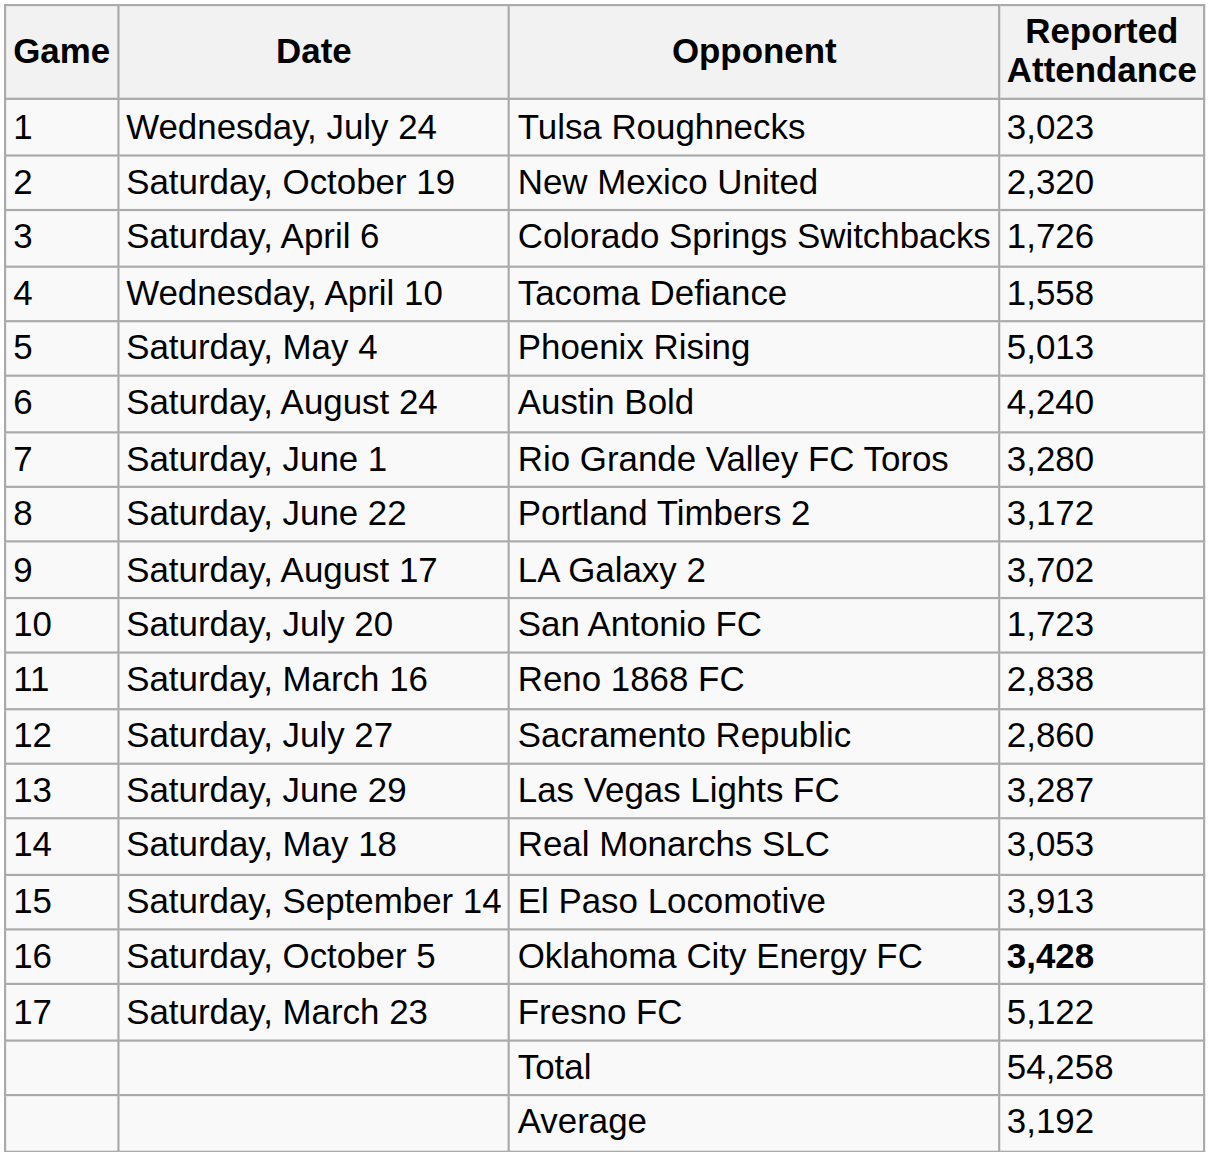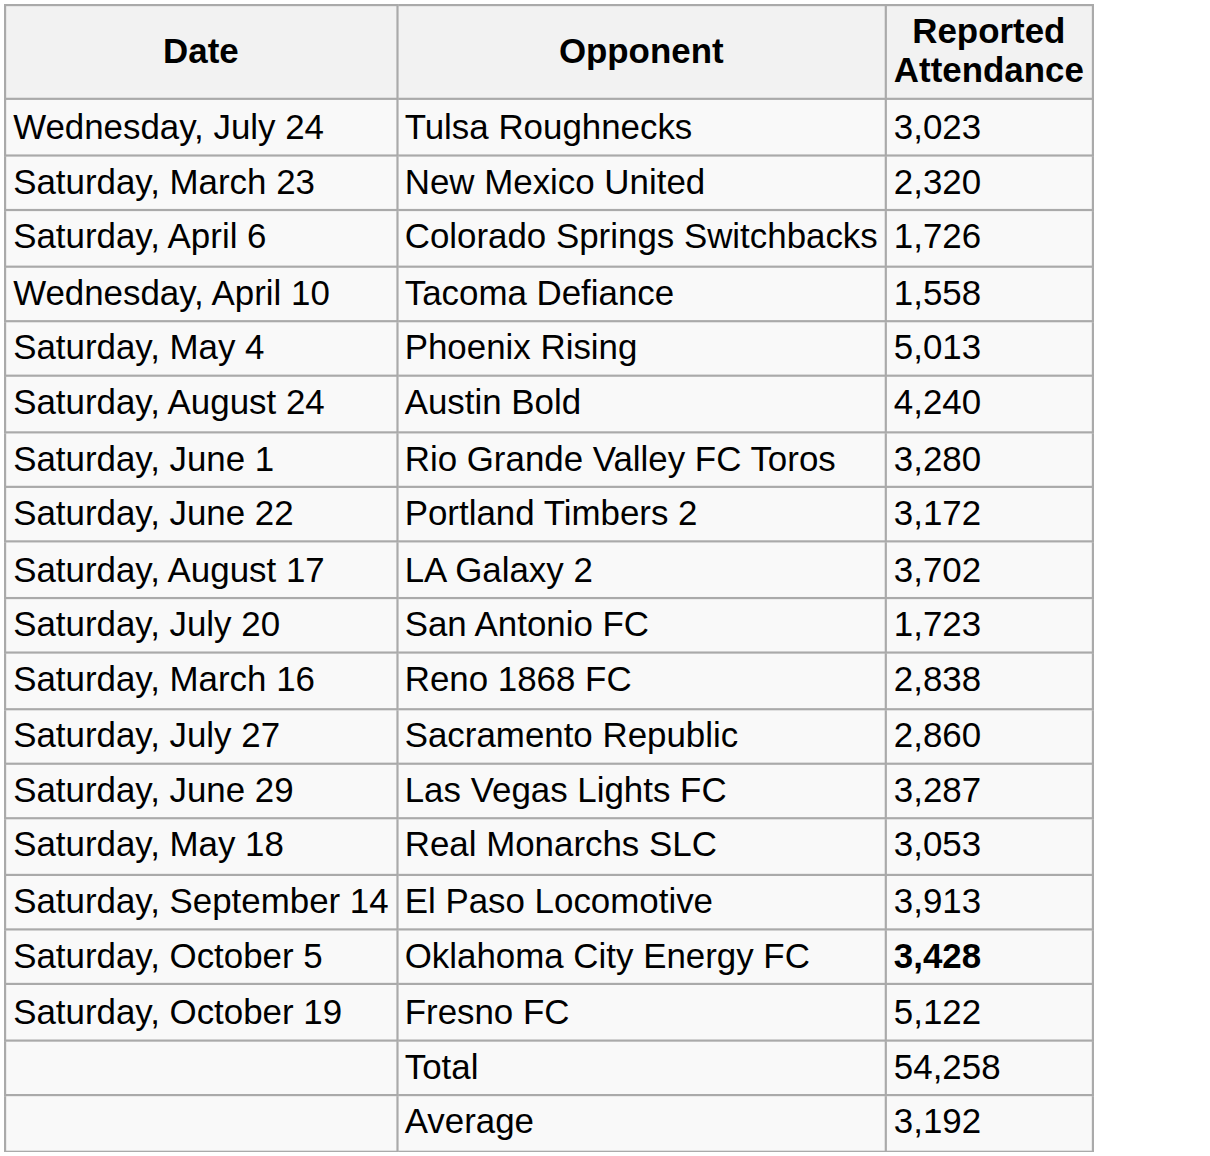- column: (62, 51)
(291, 182) Saturday, October 19 -> (164, 182) Saturday, March 23
(277, 1011) Saturday, March 23 -> (178, 1011) Saturday, October 19
